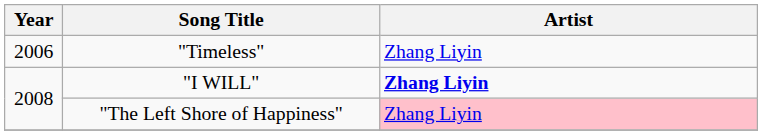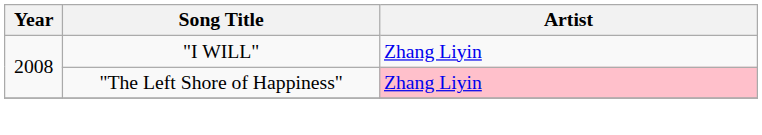- row: (221, 51)
(436, 82) bold -> (433, 51) normal
